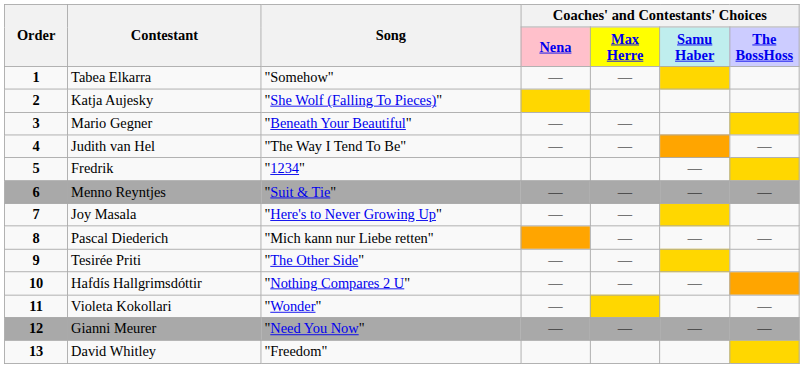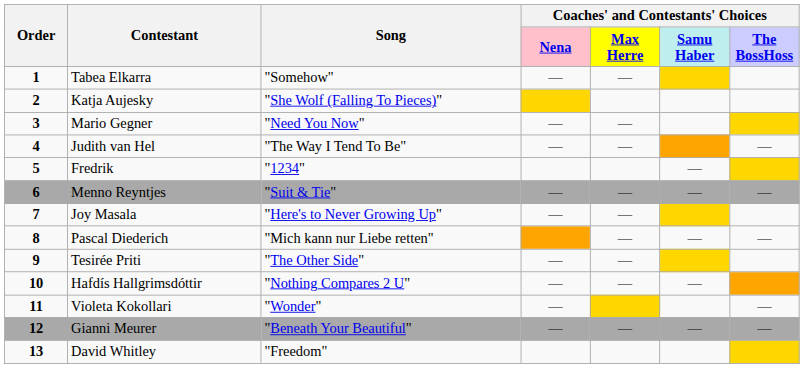(338, 123) "Beneath Your Beautiful" -> (314, 123) "Need You Now"
(314, 329) "Need You Now" -> (338, 329) "Beneath Your Beautiful"
